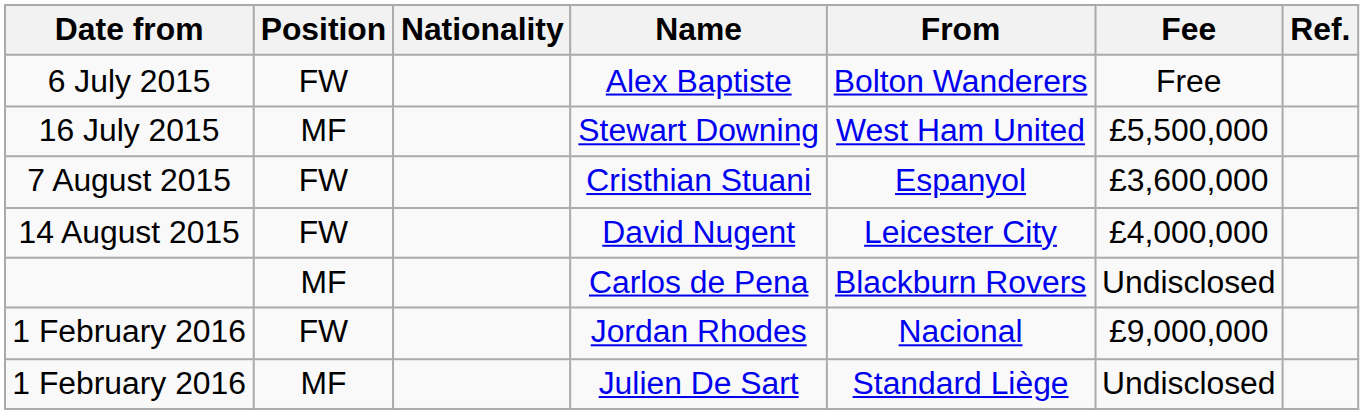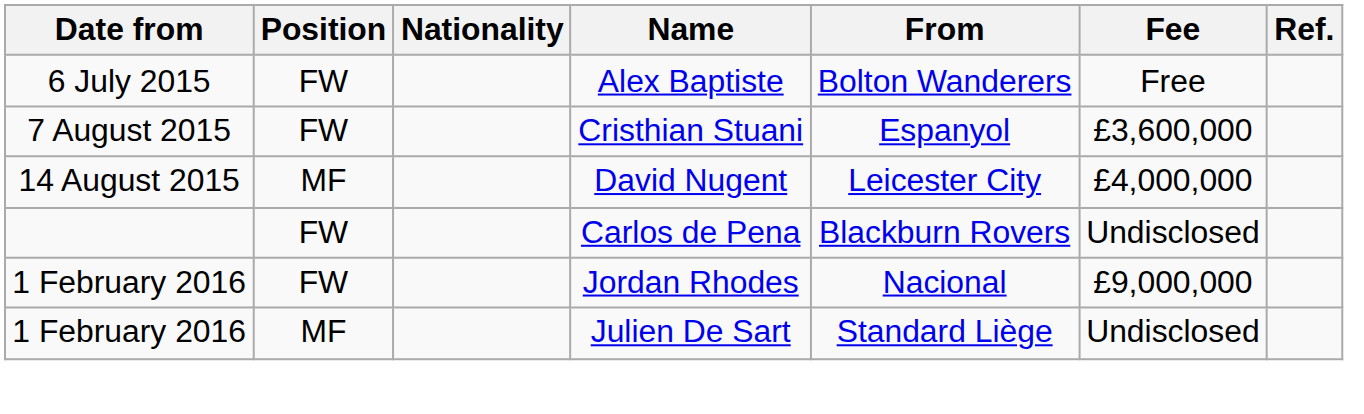- row: (699, 130)
(323, 231) FW -> (323, 181) MF
(323, 282) MF -> (323, 231) FW
